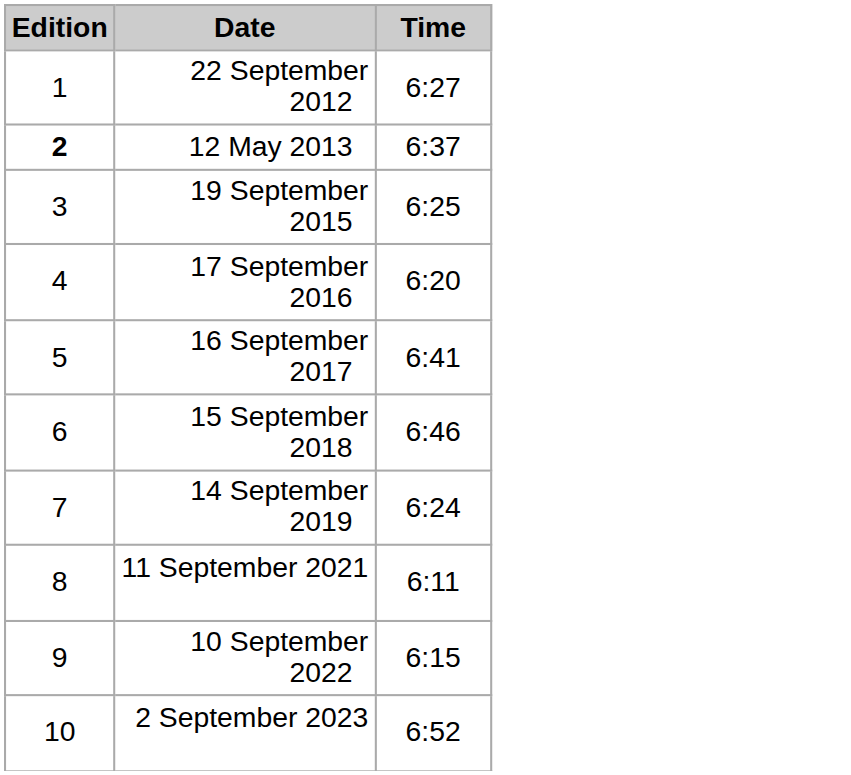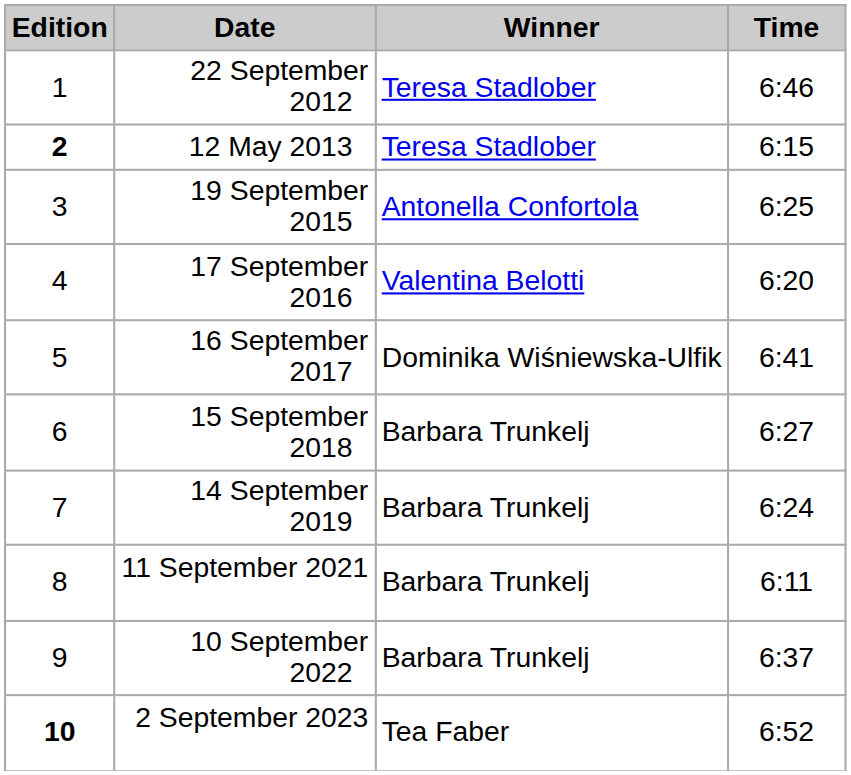+ column: (552, 27)
(433, 87) 6:27 -> (787, 87) 6:46
(433, 146) 6:37 -> (787, 146) 6:15
(433, 432) 6:46 -> (787, 432) 6:27
(433, 657) 6:15 -> (787, 657) 6:37
(60, 732) normal -> (60, 732) bold
